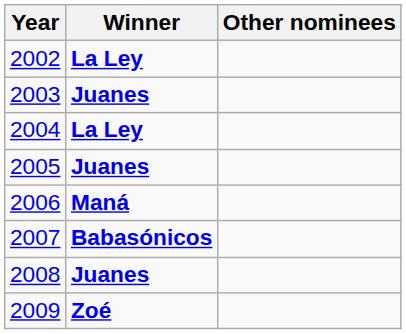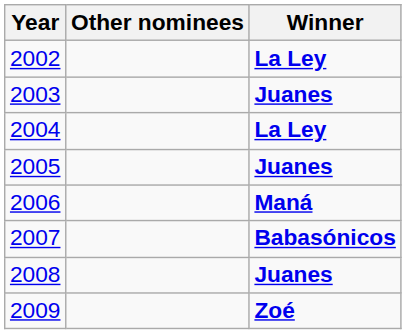columns swapped: (142, 22) <-> (309, 22)
